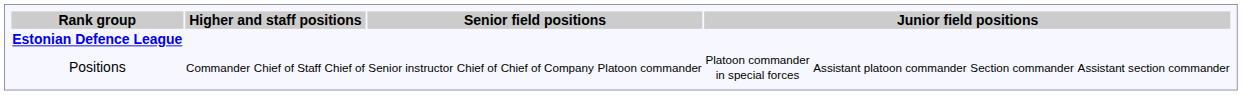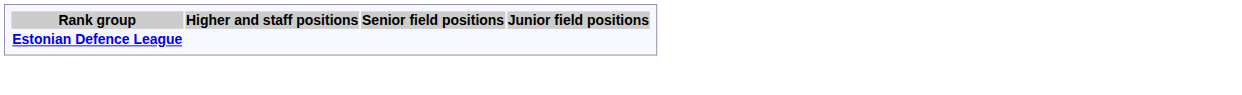- row: (97, 67)
